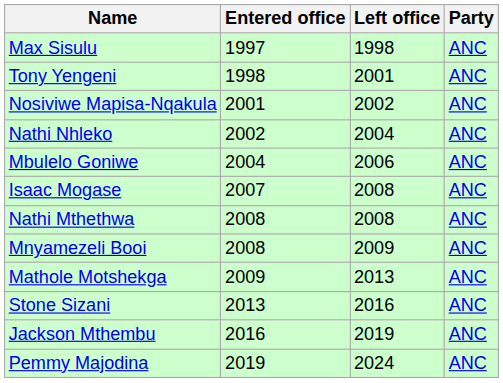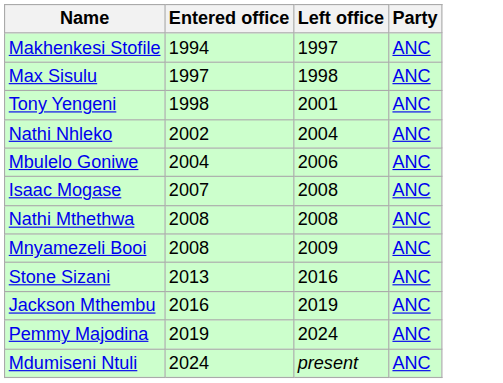+ row: (85, 47)
- row: (113, 104)
- row: (88, 276)
+ row: (73, 362)
